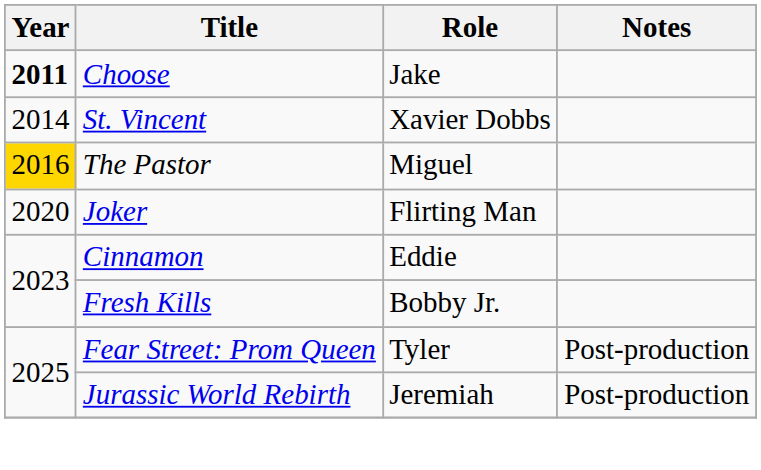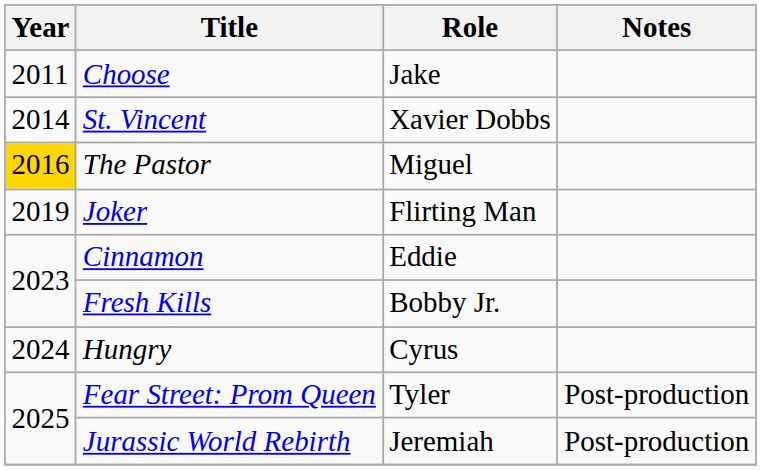(40, 73) bold -> (40, 73) normal
(41, 211) 2020 -> (41, 211) 2019
+ row: (127, 348)
